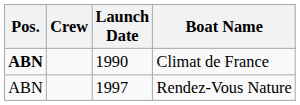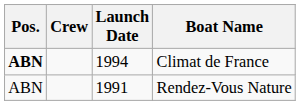(112, 61) 1990 -> (112, 61) 1994
(112, 87) 1997 -> (112, 87) 1991
